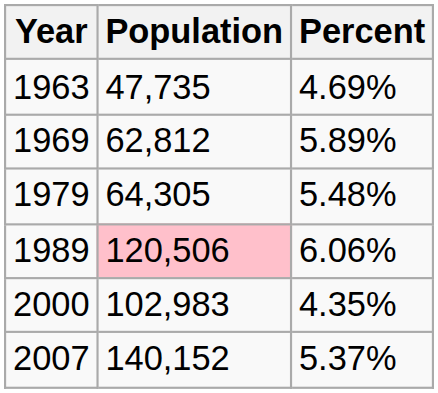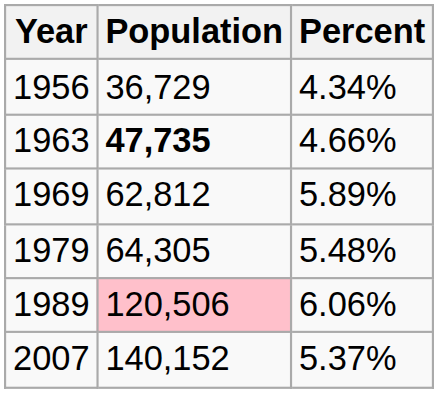+ row: (51, 86)
(158, 86) normal -> (158, 140) bold
(348, 86) 4.69% -> (348, 140) 4.66%
- row: (51, 304)
